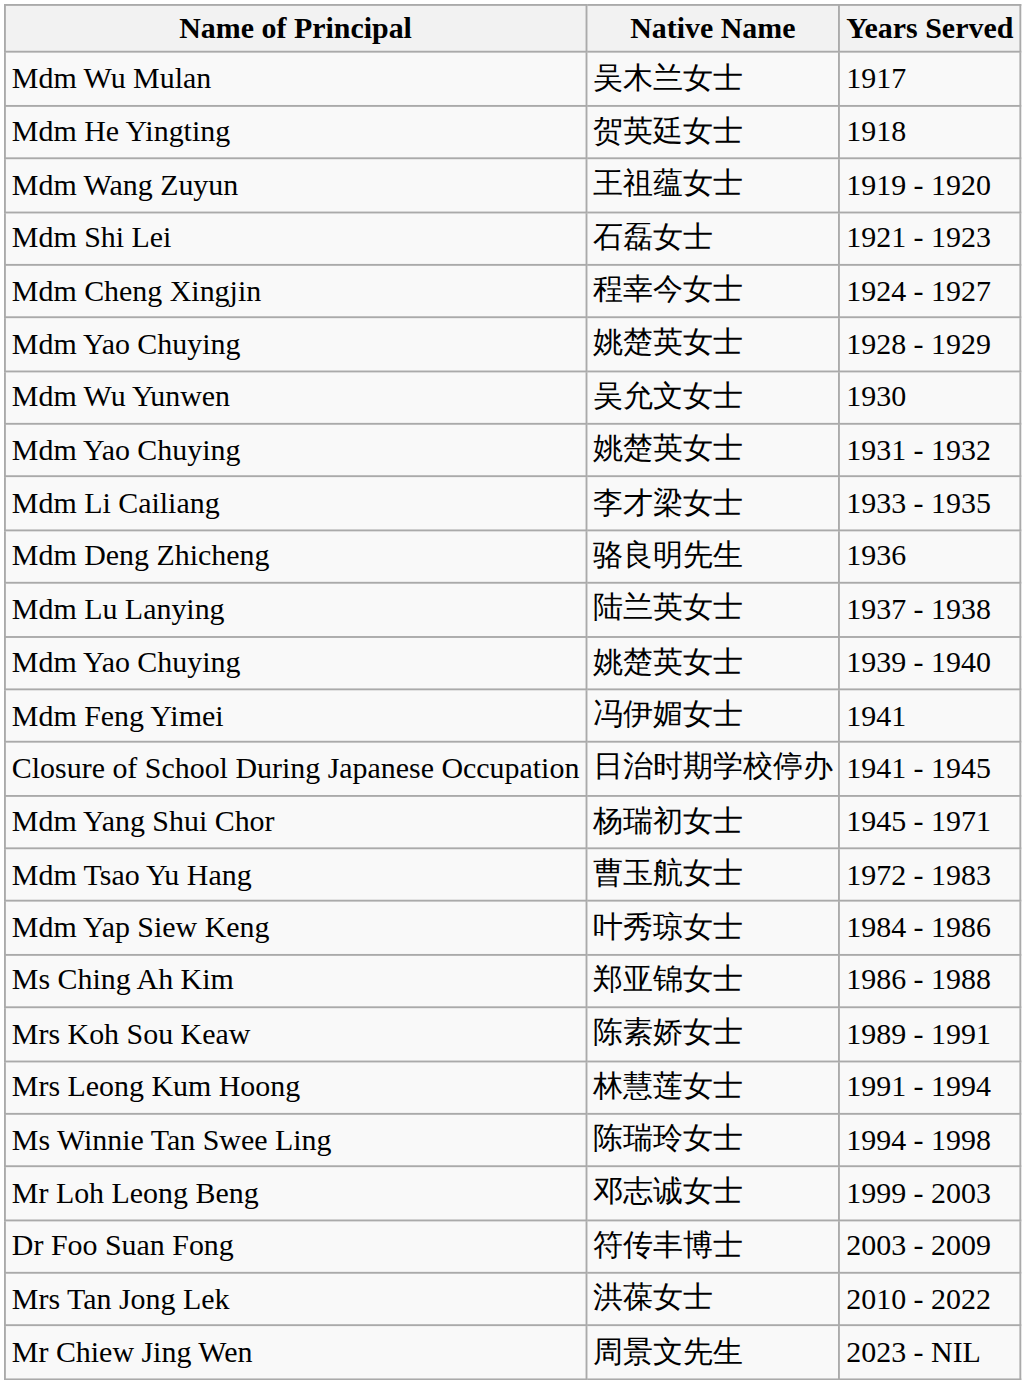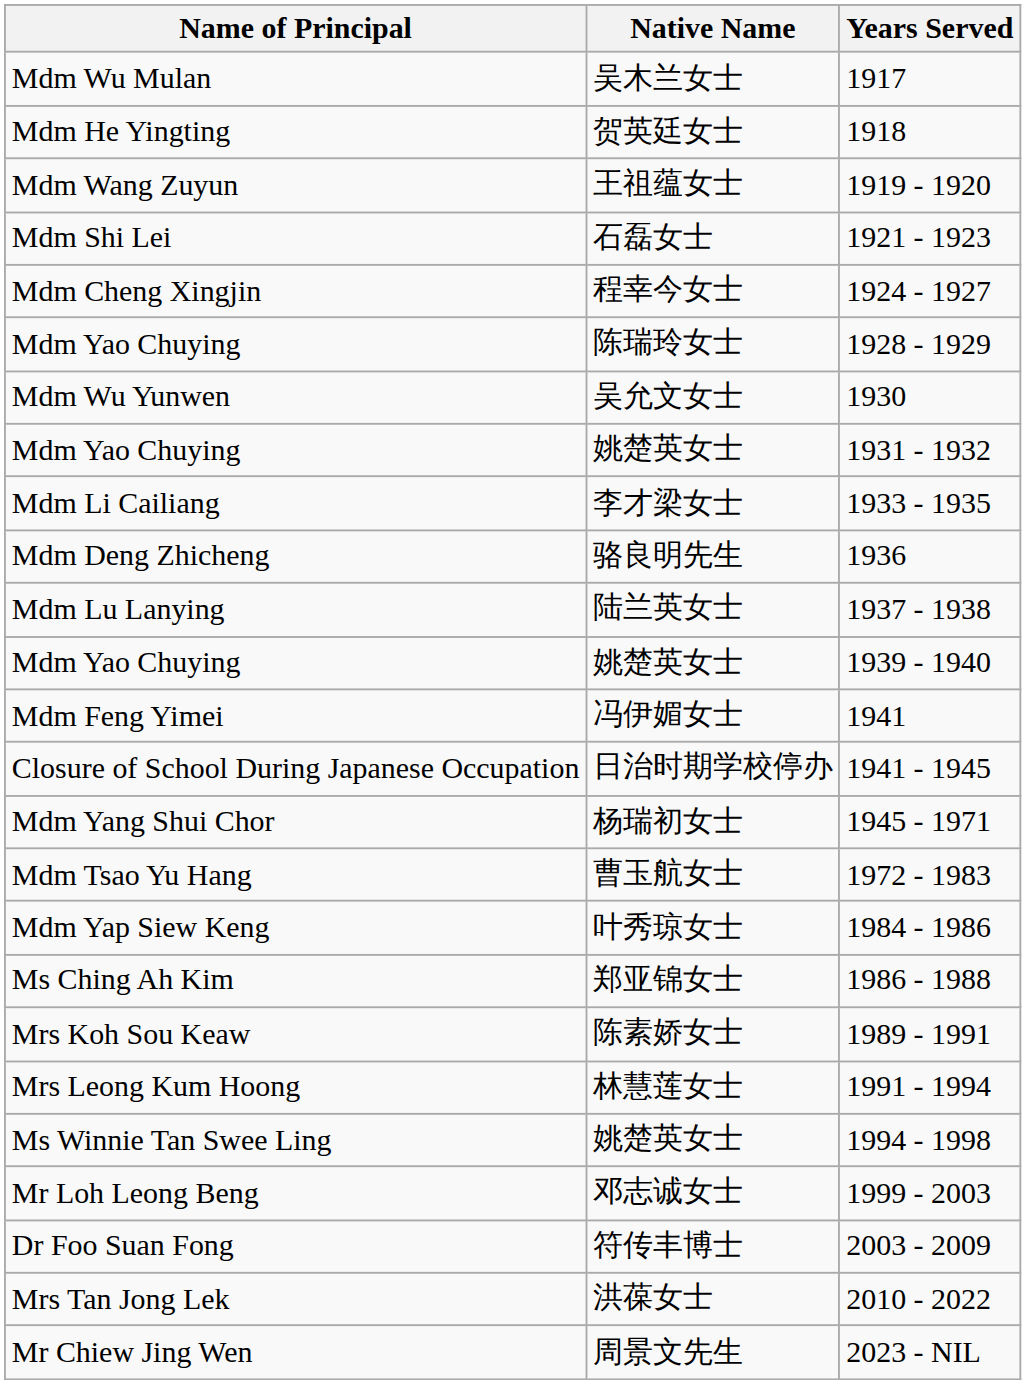(668, 342) 姚楚英女士 -> (668, 342) 陈瑞玲女士
(668, 1138) 陈瑞玲女士 -> (668, 1138) 姚楚英女士
